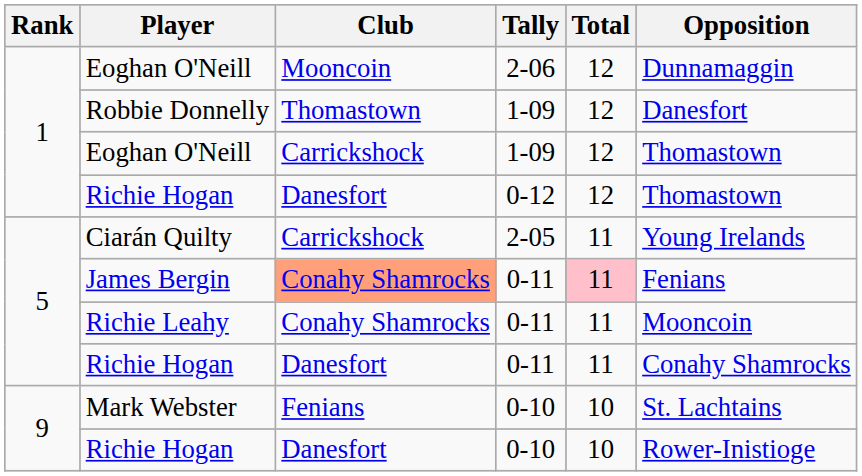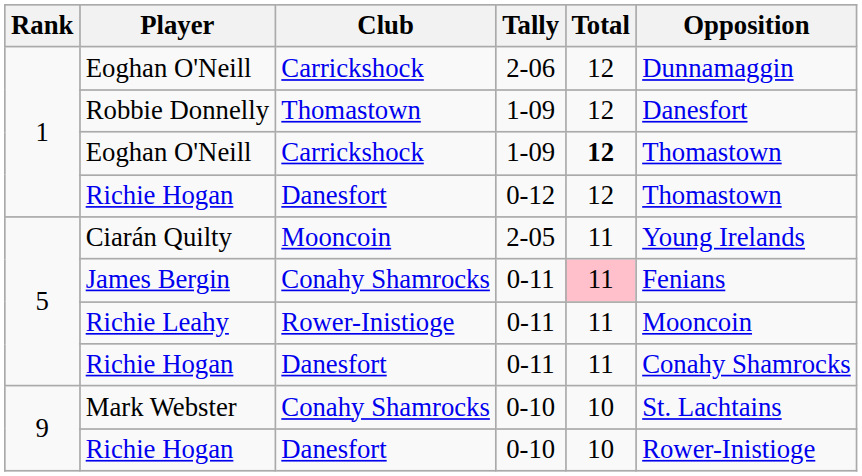(336, 68) Mooncoin -> (353, 68) Carrickshock
(601, 152) normal -> (601, 152) bold
(353, 237) Carrickshock -> (336, 237) Mooncoin
(386, 279) lightsalmon background -> (386, 279) no background
(386, 322) Conahy Shamrocks -> (368, 322) Rower-Inistioge
(323, 407) Fenians -> (386, 407) Conahy Shamrocks
